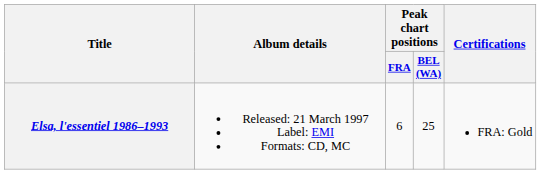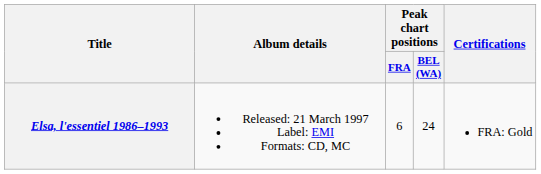(429, 126) 25 -> (429, 126) 24
